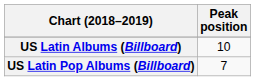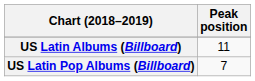(224, 47) 10 -> (224, 47) 11
